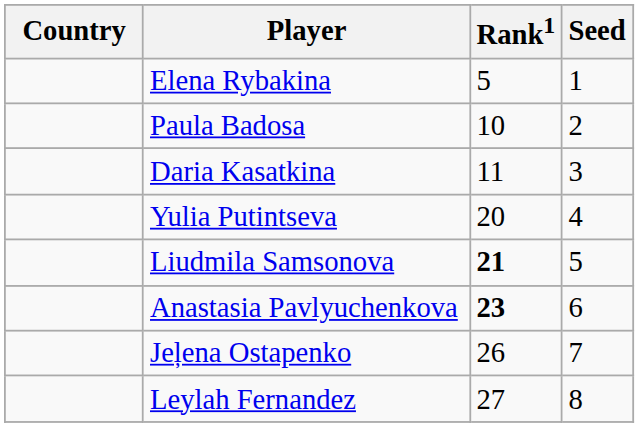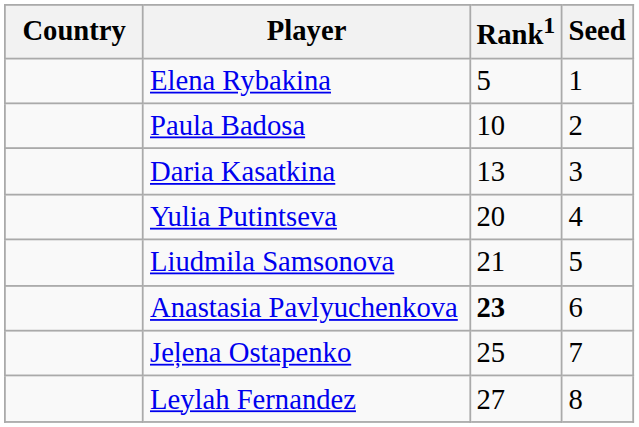(490, 171) 11 -> (491, 171) 13
(491, 262) bold -> (491, 262) normal
(491, 352) 26 -> (491, 352) 25
